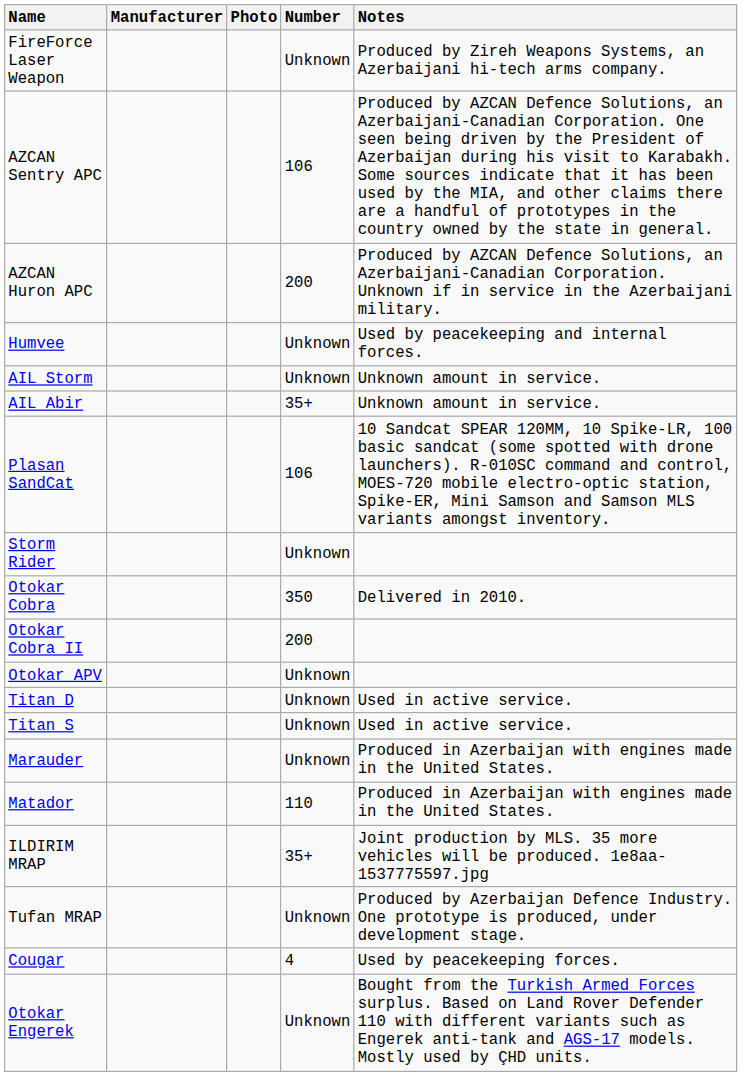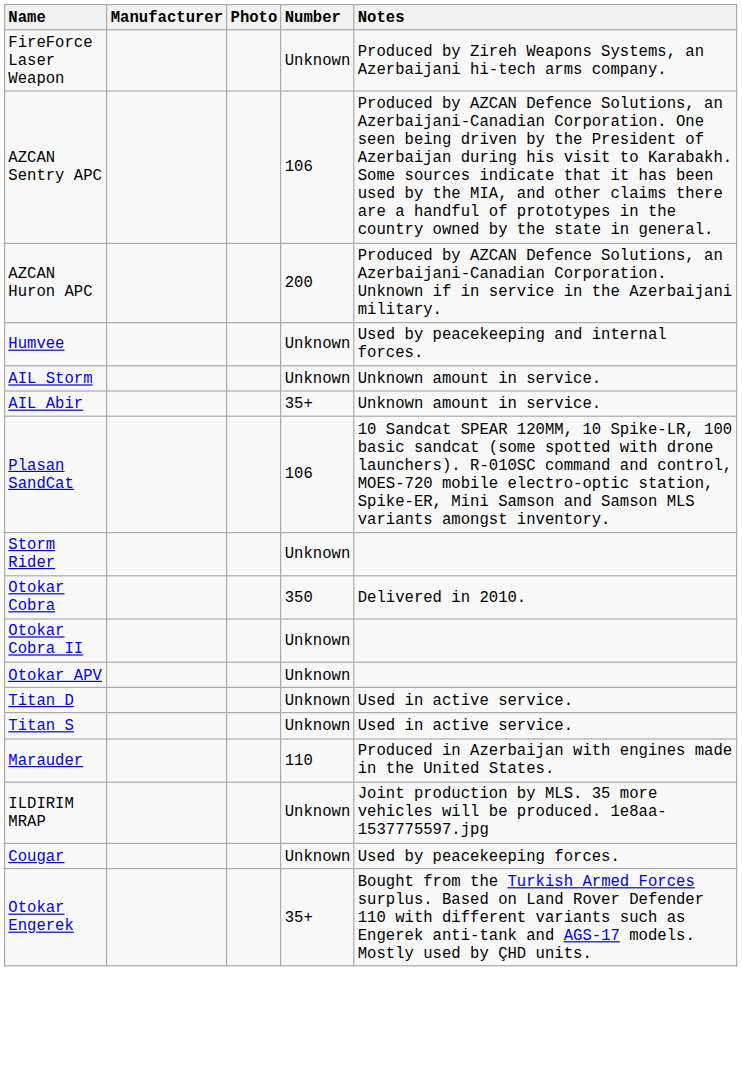(299, 641) 200 -> (318, 641) Unknown
(318, 760) Unknown -> (299, 760) 110
- row: (41, 804)
(299, 856) 35+ -> (318, 813) Unknown
- row: (55, 918)
(289, 961) 4 -> (318, 856) Unknown
(318, 1022) Unknown -> (299, 918) 35+
